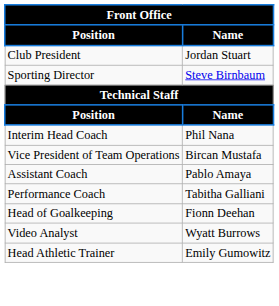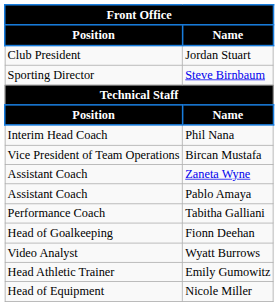+ row: (218, 174)
+ row: (219, 291)
